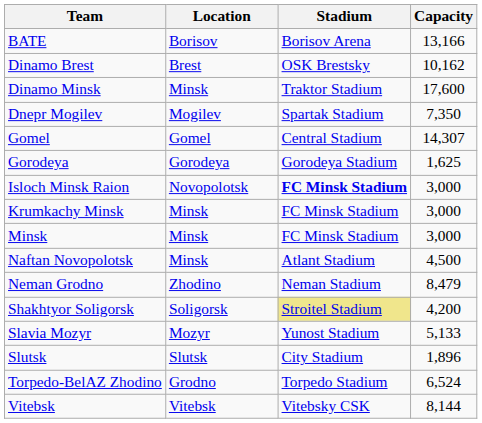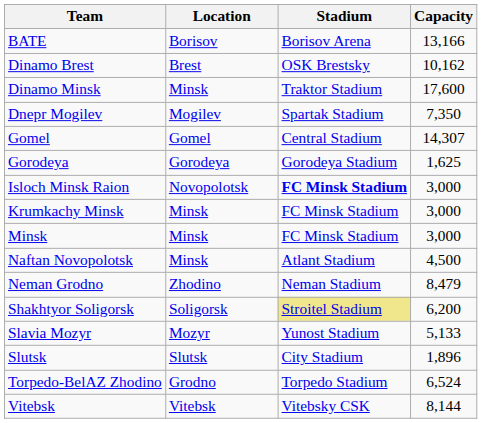(444, 308) 4,200 -> (444, 308) 6,200
